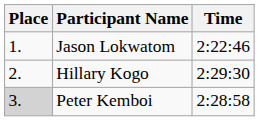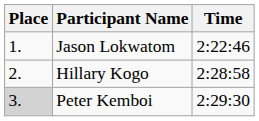(223, 73) 2:29:30 -> (223, 73) 2:28:58
(223, 101) 2:28:58 -> (223, 101) 2:29:30
